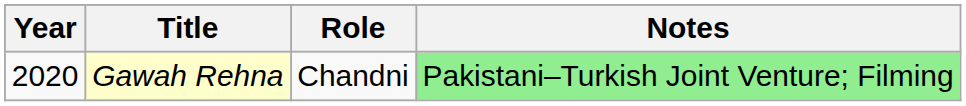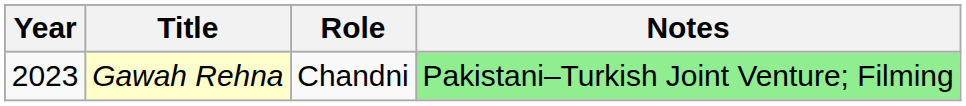(45, 75) 2020 -> (45, 75) 2023
